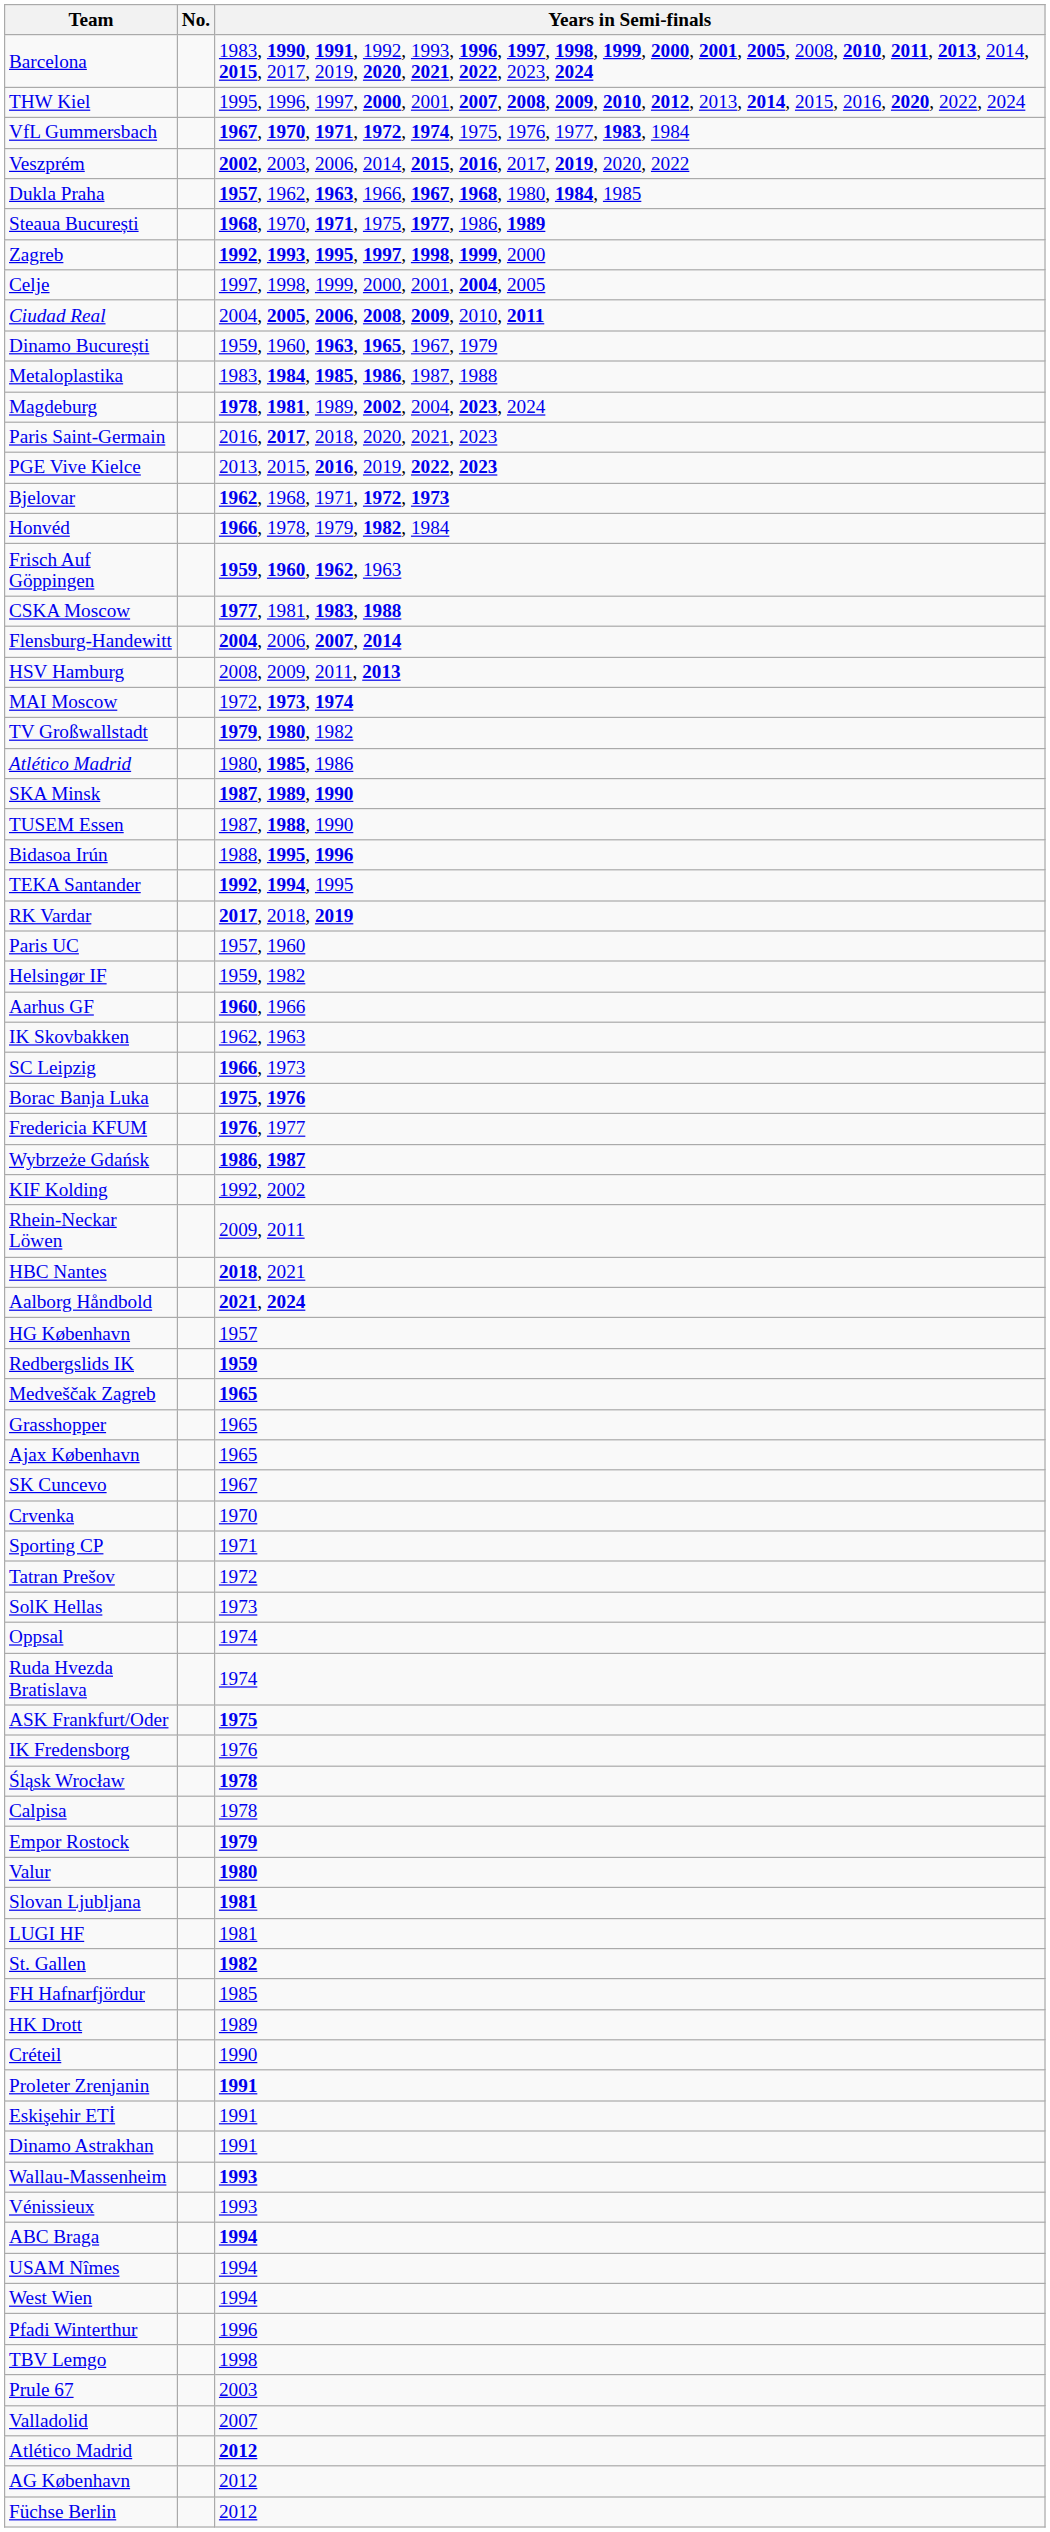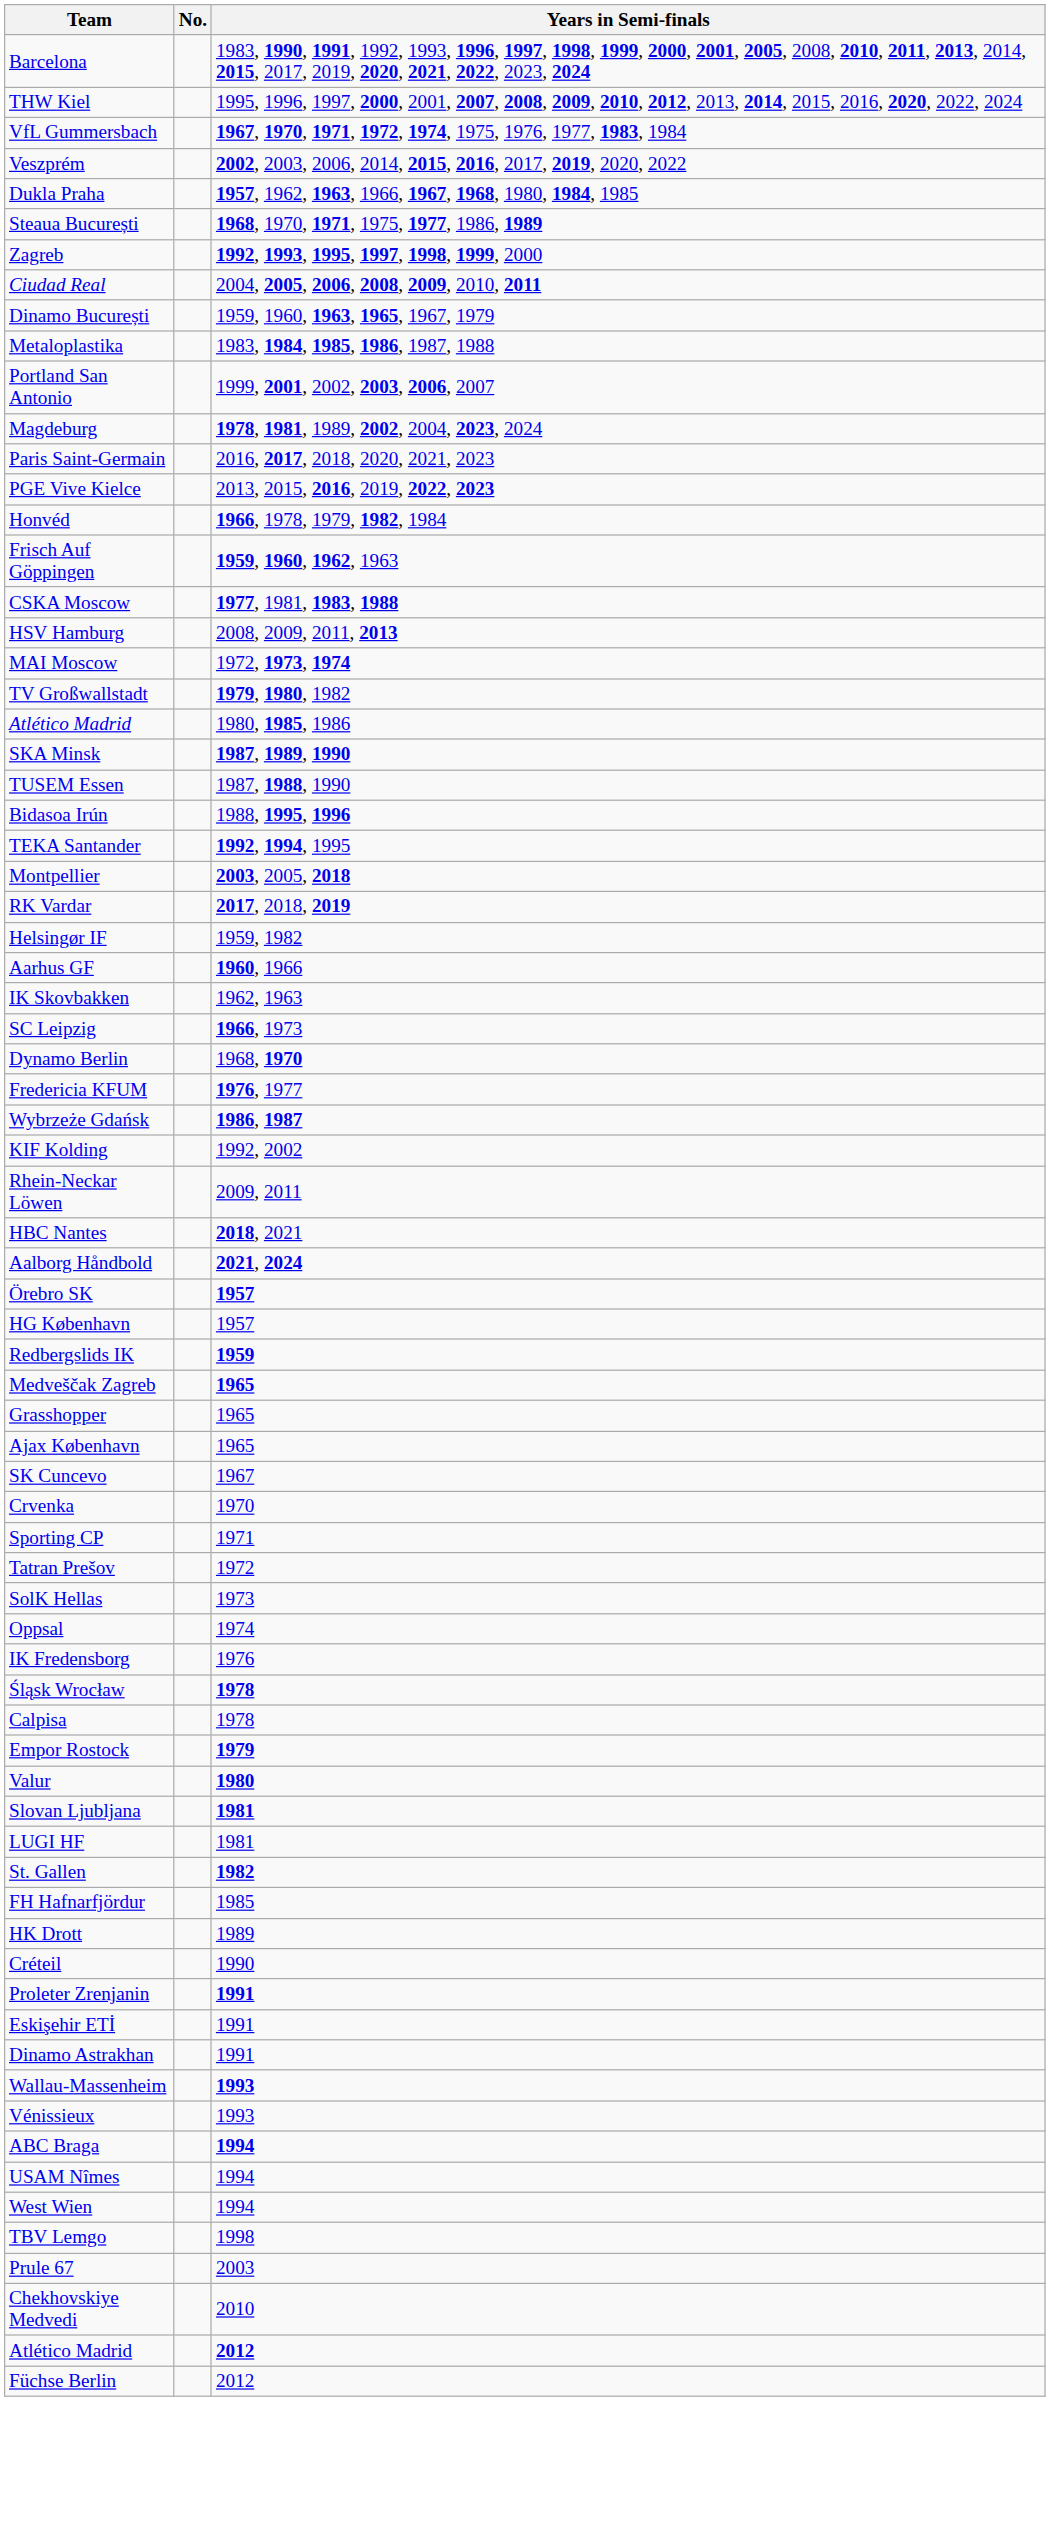- row: (29, 284)
+ row: (58, 387)
- row: (42, 498)
- row: (90, 641)
+ row: (54, 876)
- row: (44, 945)
+ row: (68, 1058)
- row: (79, 1098)
+ row: (51, 1293)
- row: (61, 1678)
- row: (89, 1719)
- row: (73, 2328)
- row: (48, 2420)
+ row: (64, 2309)
- row: (70, 2481)
